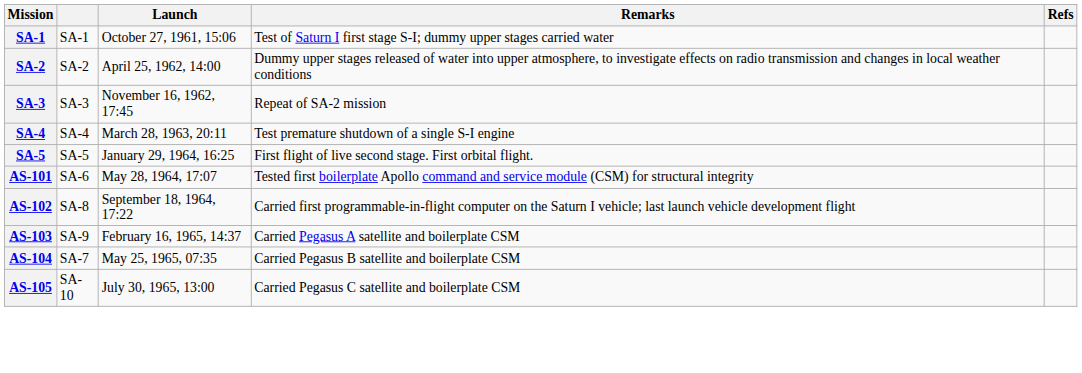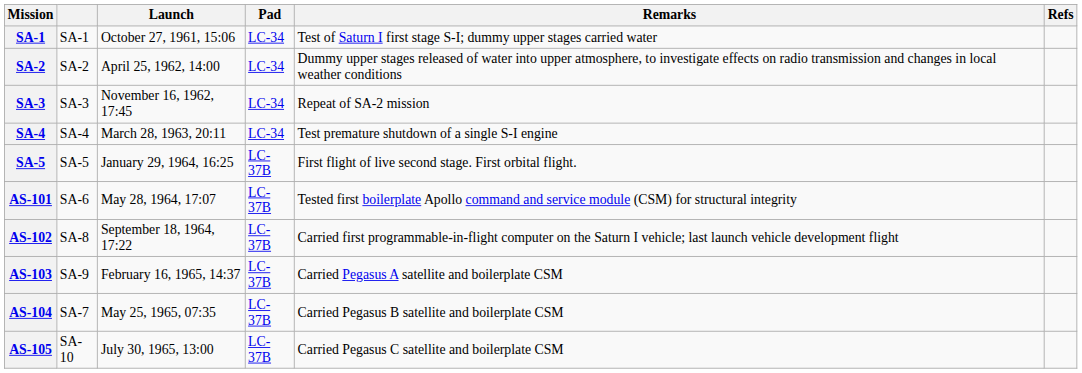+ column: (270, 15)
